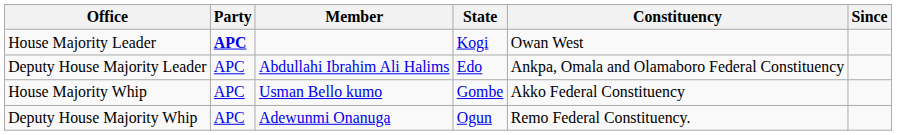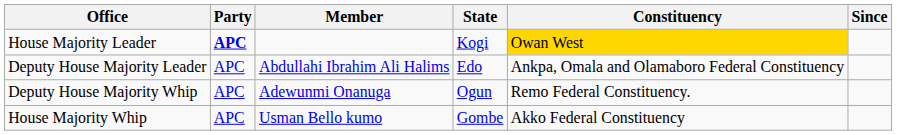(547, 42) no background -> (547, 42) gold background
rows swapped: (78, 92) <-> (103, 117)
